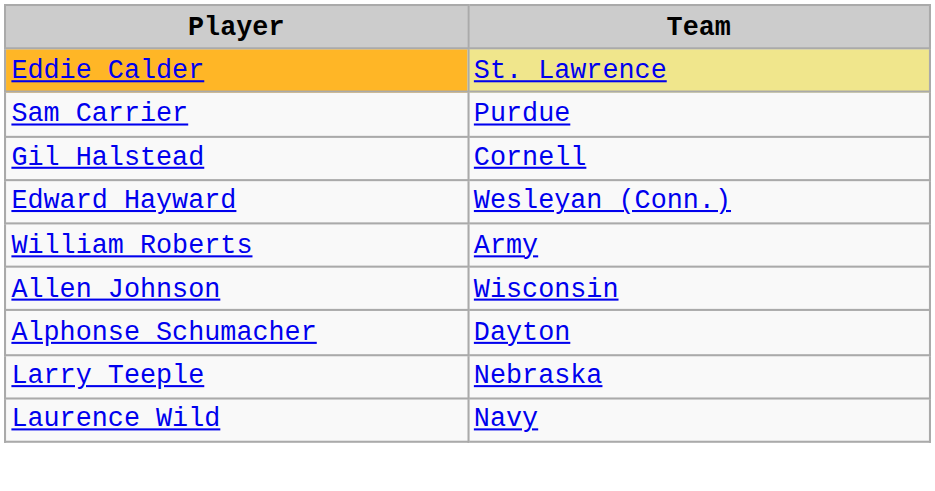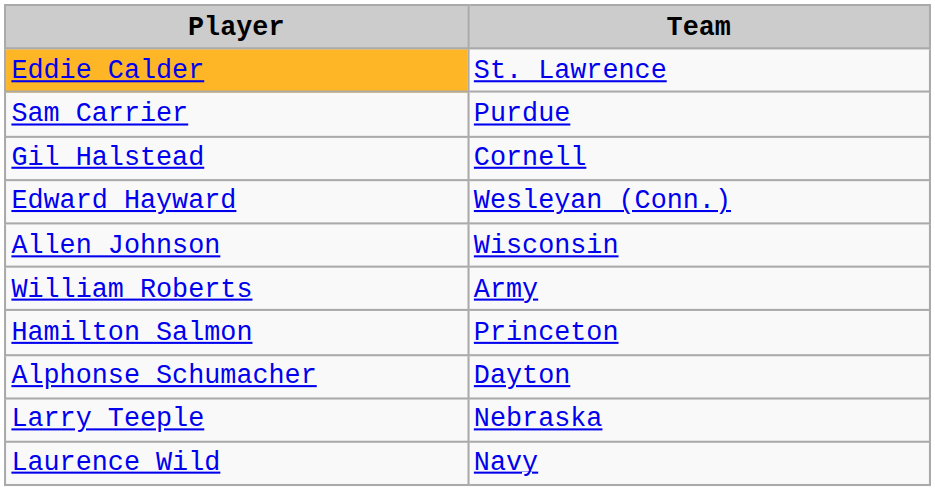(570, 70) khaki background -> (570, 70) no background
rows swapped: (116, 289) <-> (132, 245)
+ row: (132, 332)
